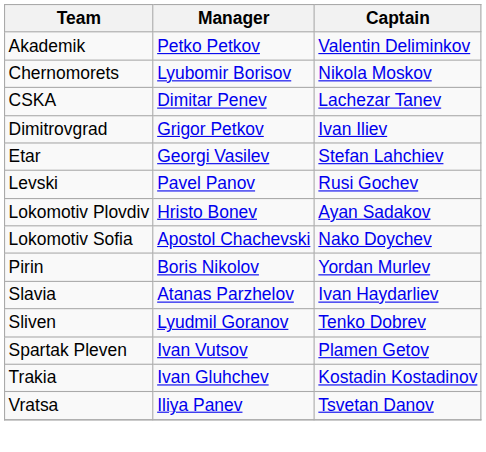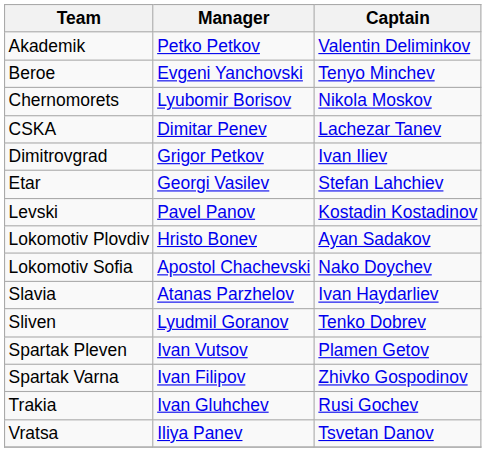+ row: (32, 73)
(368, 184) Rusi Gochev -> (398, 211) Kostadin Kostadinov
- row: (26, 267)
+ row: (64, 377)
(398, 377) Kostadin Kostadinov -> (368, 405) Rusi Gochev
